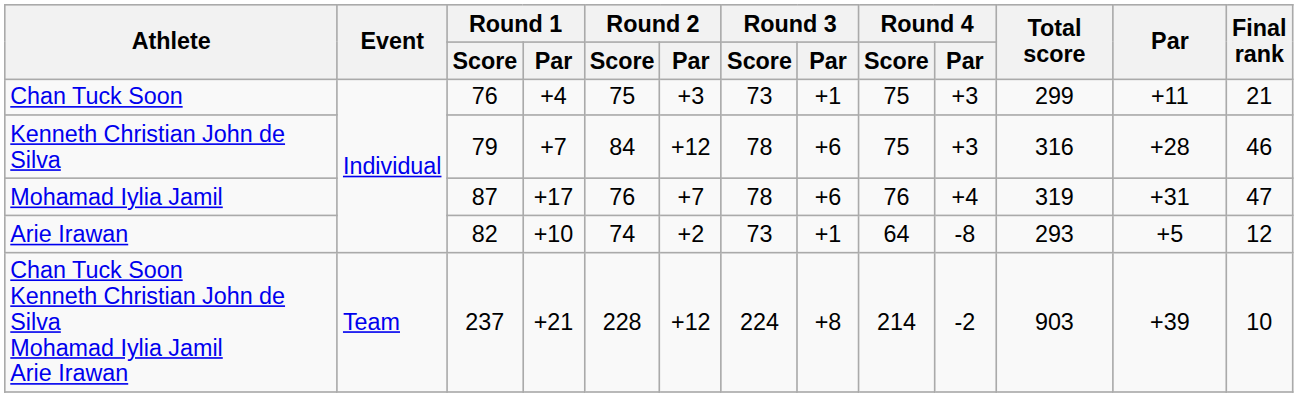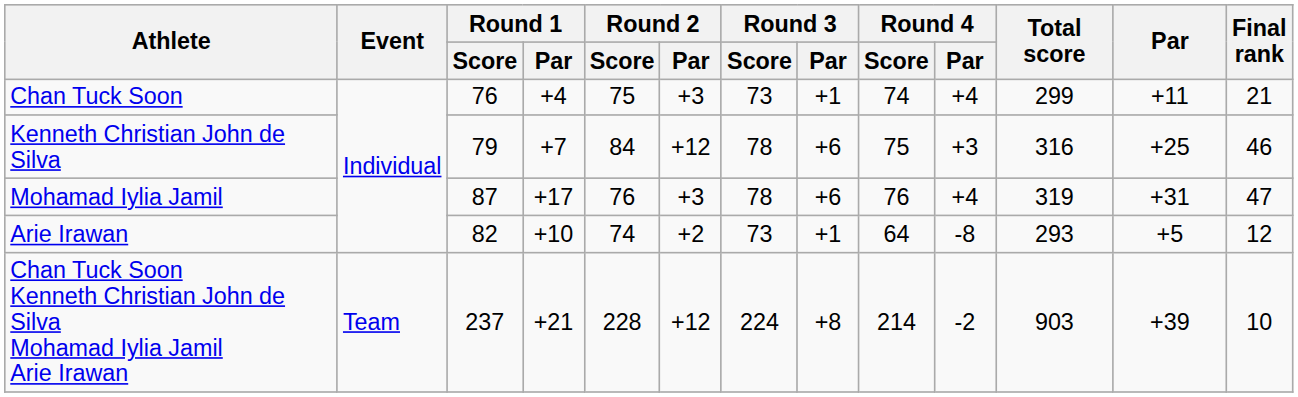(896, 97) 75 -> (896, 97) 74
(965, 97) +3 -> (965, 97) +4
(1170, 147) +28 -> (1170, 147) +25
(691, 197) +7 -> (691, 197) +3
